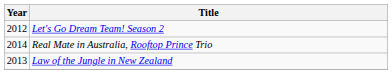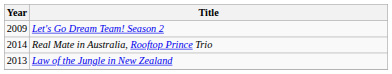(17, 28) 2012 -> (17, 28) 2009
